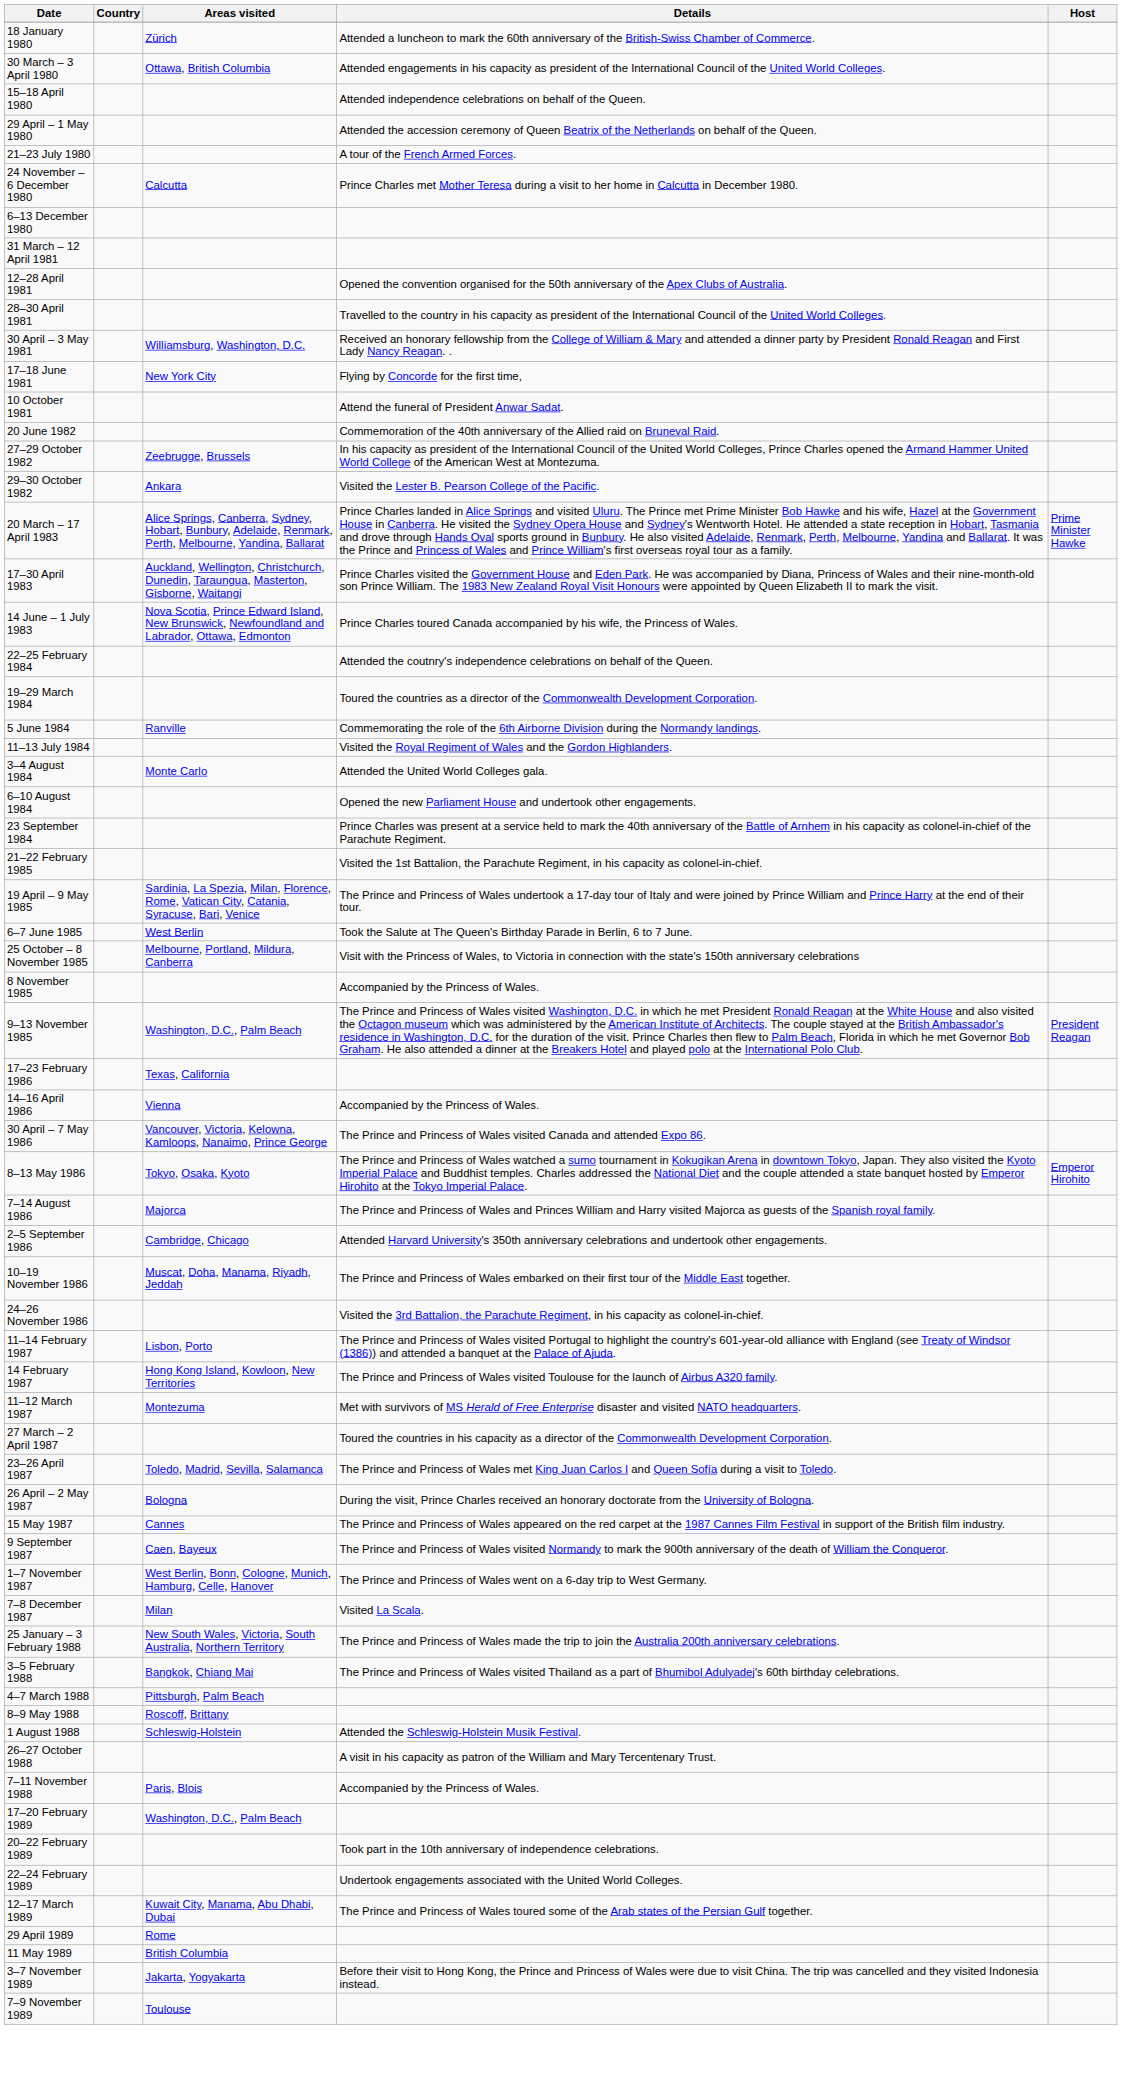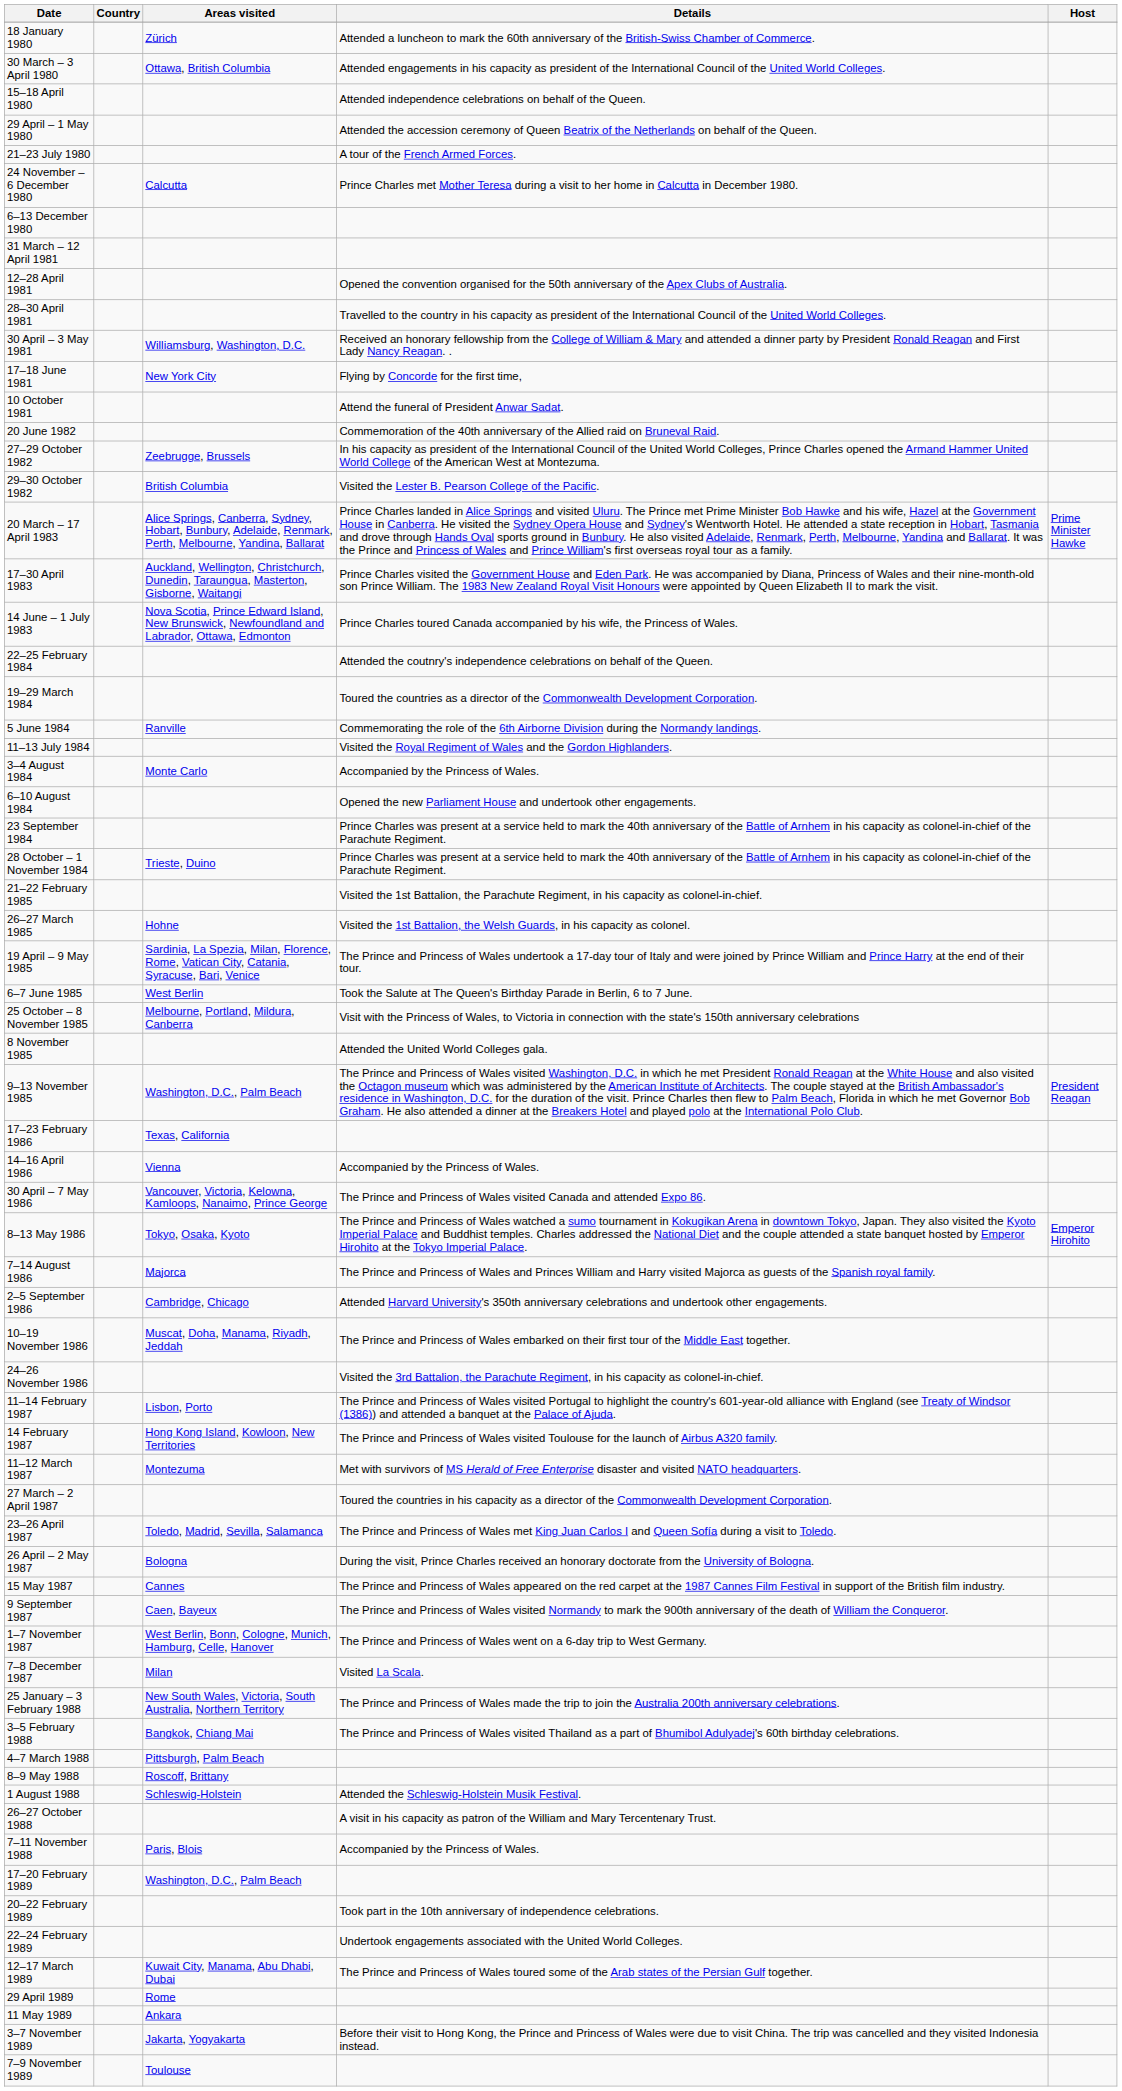(163, 487) Ankara -> (187, 487) British Columbia
(443, 771) Attended the United World Colleges gala. -> (439, 771) Accompanied by the Princess of Wales.
+ row: (47, 864)
+ row: (40, 925)
(439, 987) Accompanied by the Princess of Wales. -> (443, 1048) Attended the United World Colleges gala.
(187, 1953) British Columbia -> (163, 2015) Ankara
